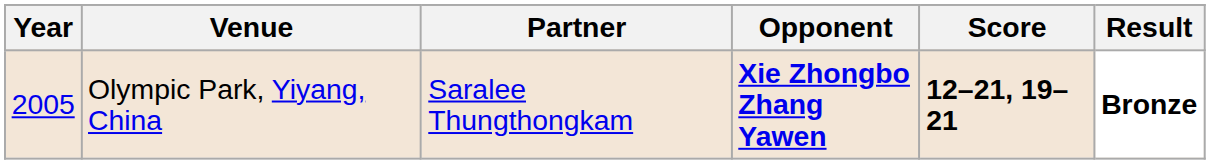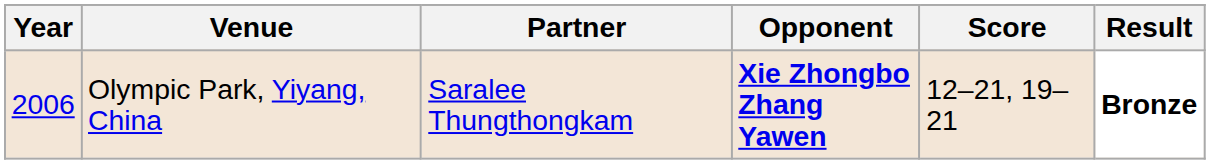(43, 104) 2005 -> (43, 104) 2006
(997, 104) bold -> (997, 104) normal
